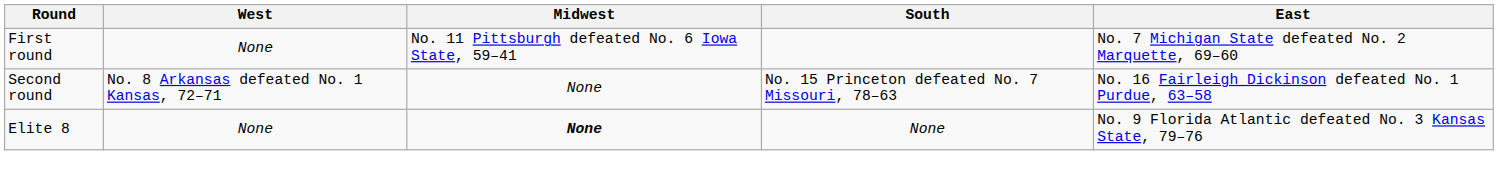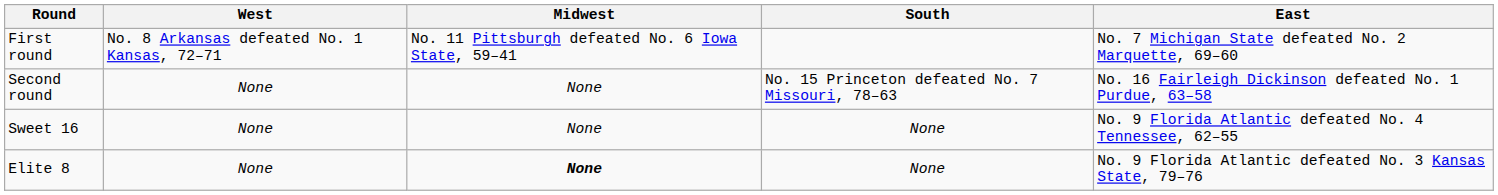(255, 49) None -> (235, 49) No. 8 Arkansas defeated No. 1 Kansas, 72–71
(235, 89) No. 8 Arkansas defeated No. 1 Kansas, 72–71 -> (255, 89) None
+ row: (43, 130)
